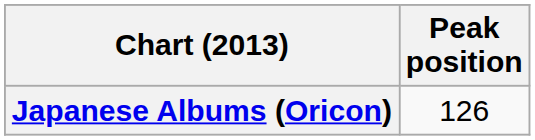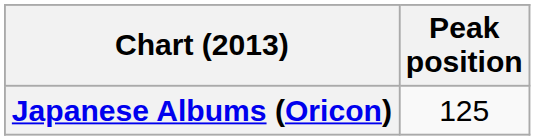(464, 109) 126 -> (464, 109) 125
